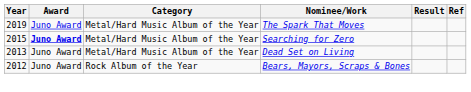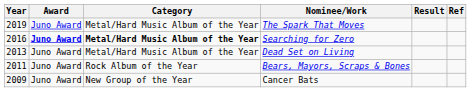(17, 39) 2015 -> (17, 39) 2016
(172, 39) normal -> (172, 39) bold
(17, 66) 2012 -> (17, 66) 2011
+ row: (291, 80)
